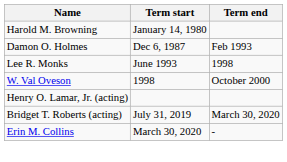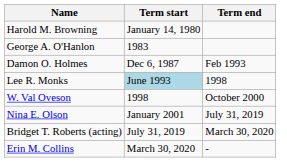+ row: (51, 47)
(155, 64) no background -> (149, 81) lightblue background
- row: (67, 98)
+ row: (37, 115)
